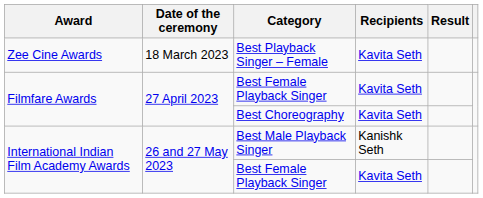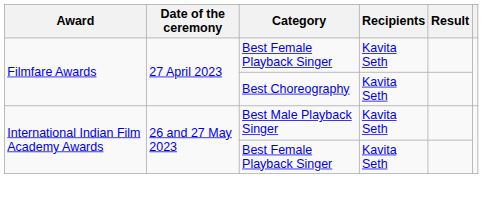- row: (55, 55)
(380, 142) Kanishk Seth -> (379, 122) Kavita Seth
